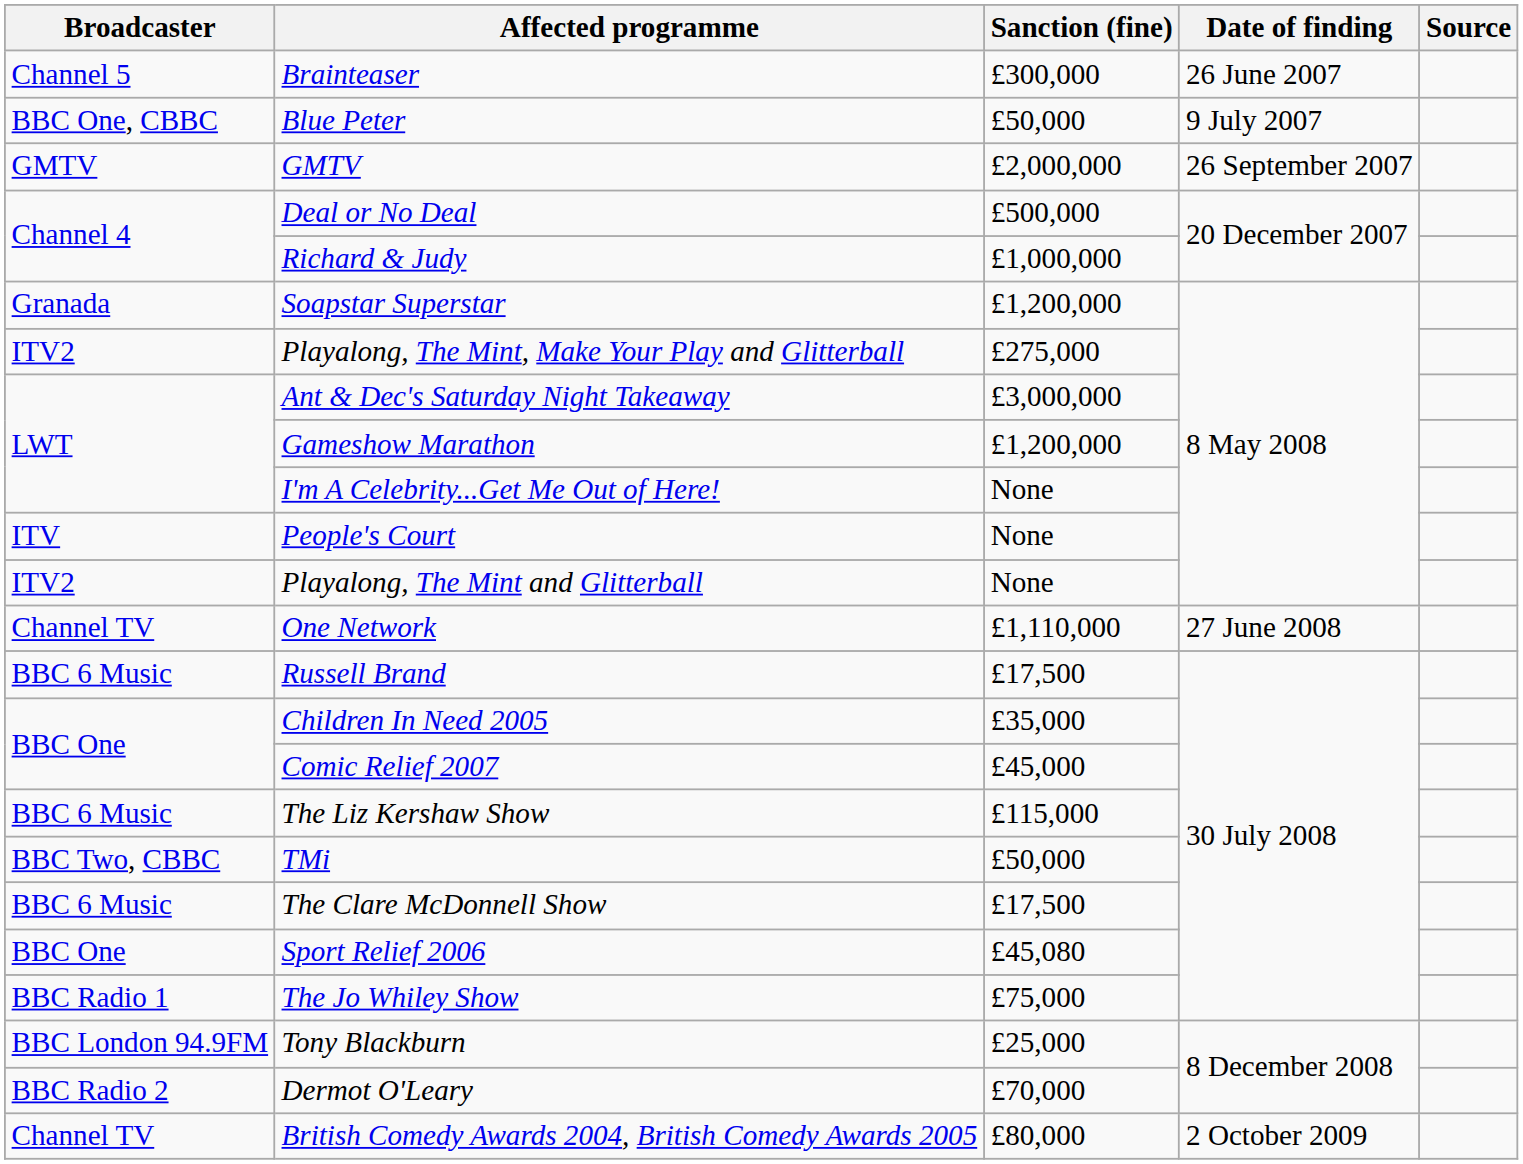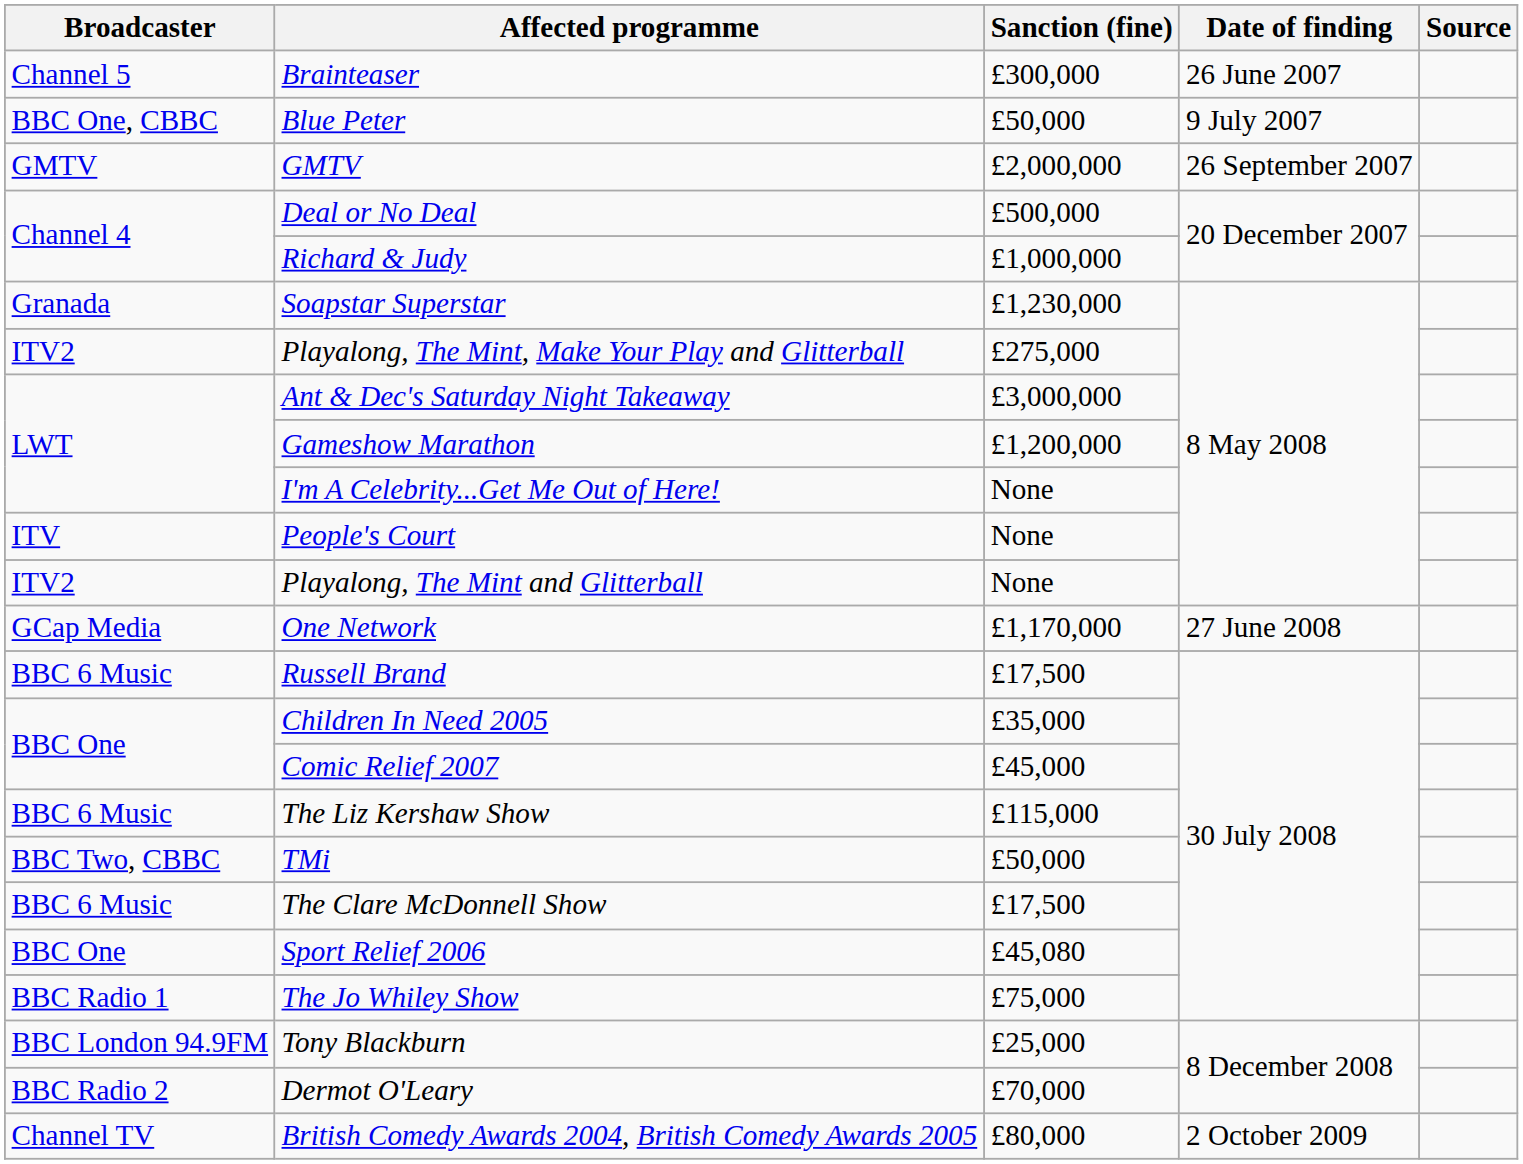(1056, 304) £1,200,000 -> (1056, 304) £1,230,000
(83, 627) Channel TV -> (86, 627) GCap Media
(1056, 627) £1,110,000 -> (1056, 627) £1,170,000
